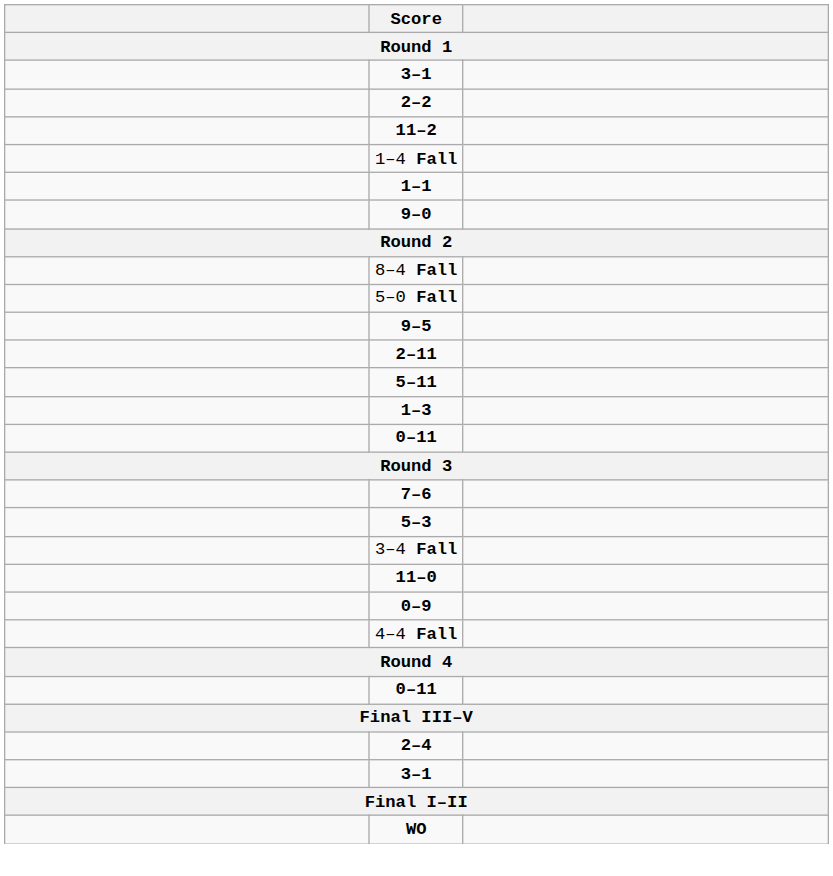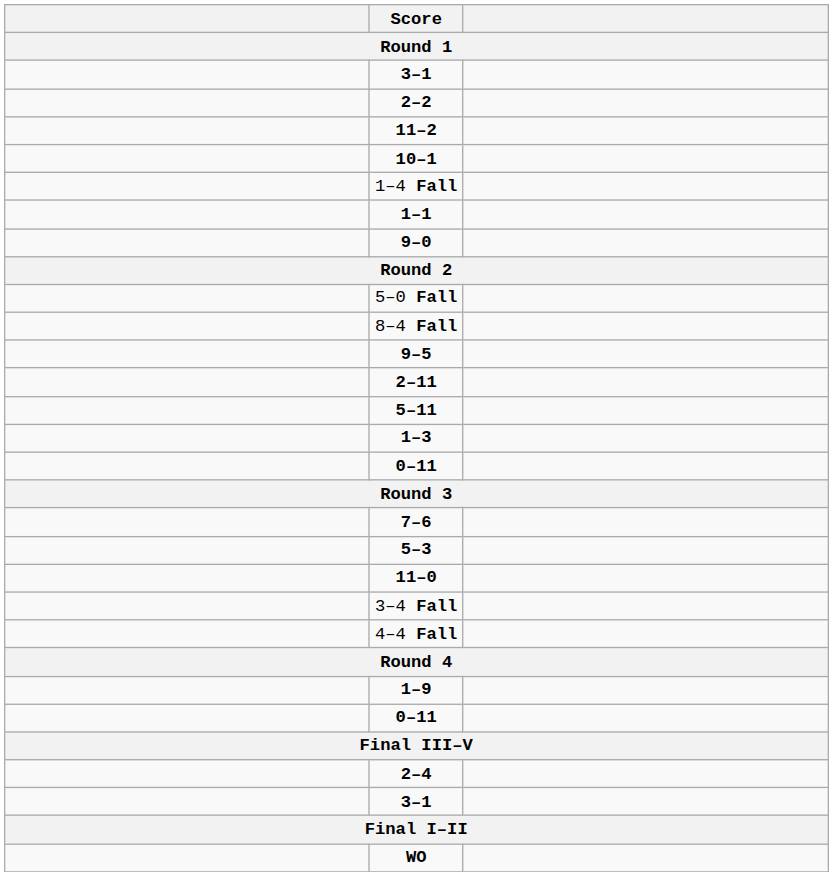+ row: (187, 158)
rows swapped: (187, 298) <-> (187, 270)
rows swapped: (187, 550) <-> (187, 578)
- row: (187, 606)
+ row: (187, 690)
